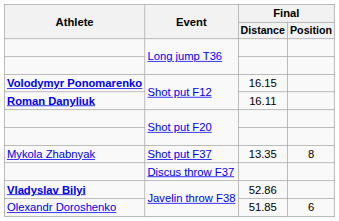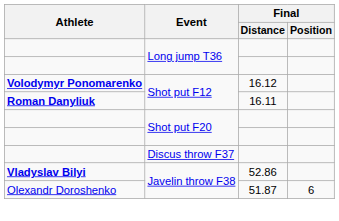(263, 84) 16.15 -> (263, 84) 16.12
- row: (51, 155)
(263, 208) 51.85 -> (263, 190) 51.87
